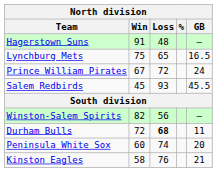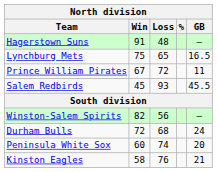(199, 71) 24 -> (199, 71) 11
(163, 130) bold -> (163, 130) normal
(199, 130) 11 -> (199, 130) 24
